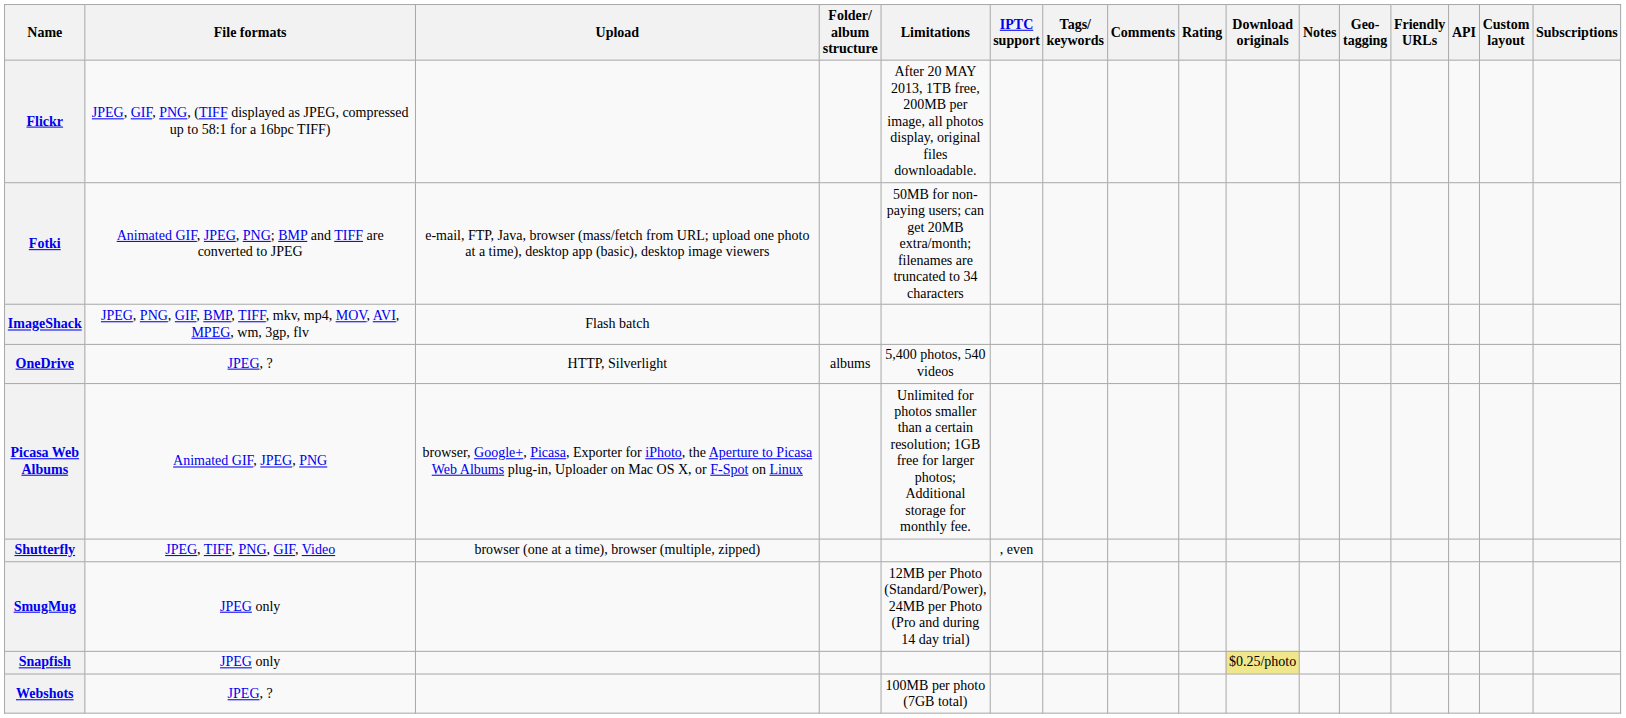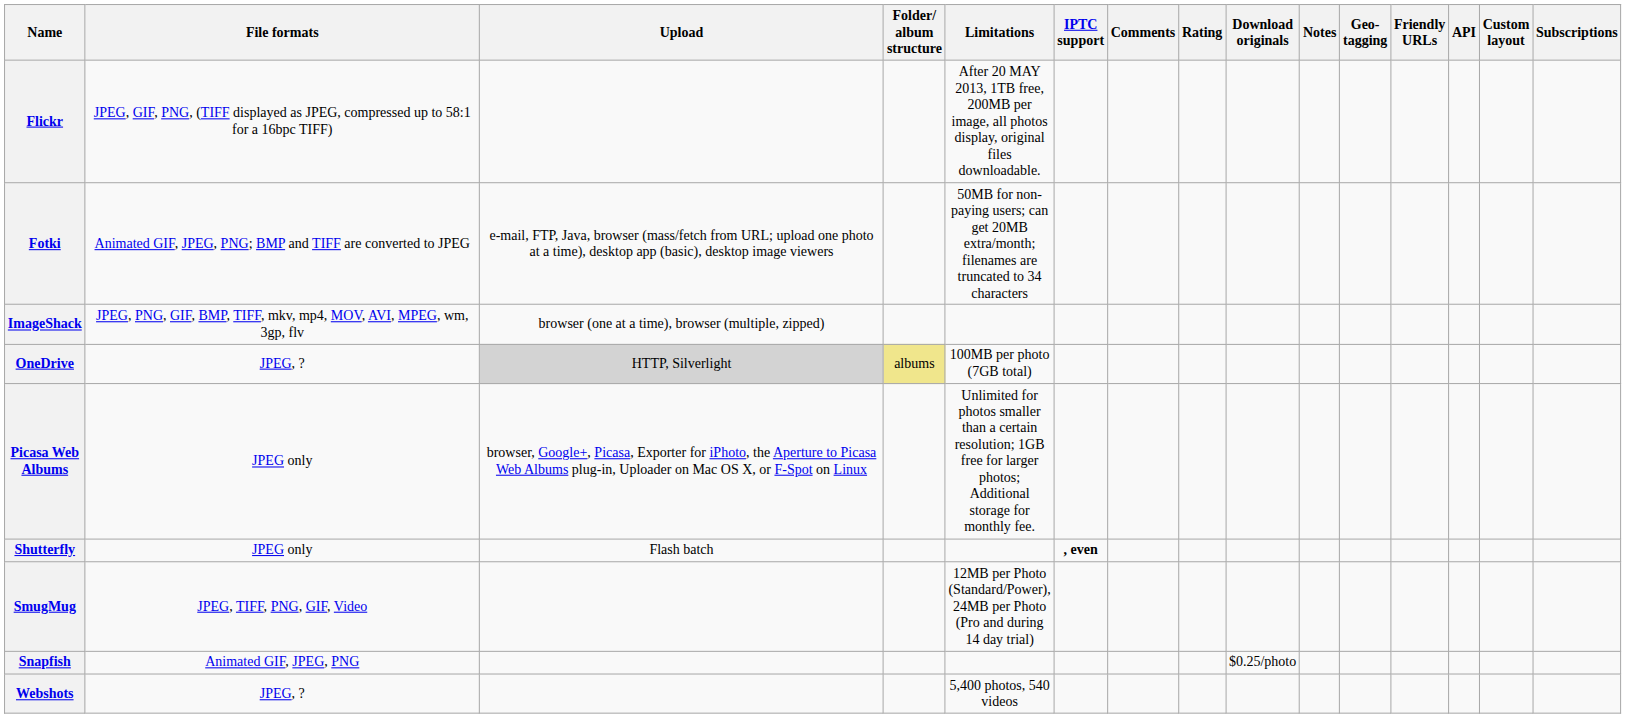- column: (1075, 32)
(617, 323) Flash batch -> (682, 323) browser (one at a time), browser (multiple, zipped)
(617, 363) no background -> (682, 363) lightgrey background
(850, 363) no background -> (914, 363) khaki background
(935, 363) 5,400 photos, 540 videos -> (1000, 363) 100MB per photo (7GB total)
(250, 460) Animated GIF, JPEG, PNG -> (282, 460) JPEG only
(250, 549) JPEG, TIFF, PNG, GIF, Video -> (282, 549) JPEG only
(617, 549) browser (one at a time), browser (multiple, zipped) -> (682, 549) Flash batch
(1017, 549) normal -> (1081, 549) bold
(250, 605) JPEG only -> (282, 605) JPEG, TIFF, PNG, GIF, Video
(250, 661) JPEG only -> (282, 661) Animated GIF, JPEG, PNG
(1263, 661) khaki background -> (1263, 661) no background
(935, 693) 100MB per photo (7GB total) -> (1000, 693) 5,400 photos, 540 videos
